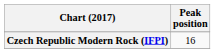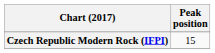(190, 40) 16 -> (190, 40) 15
